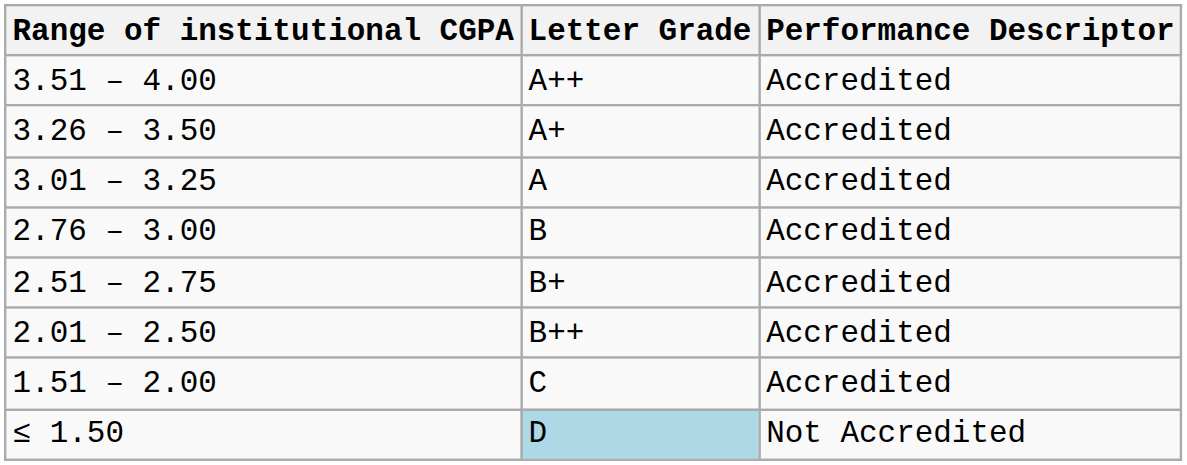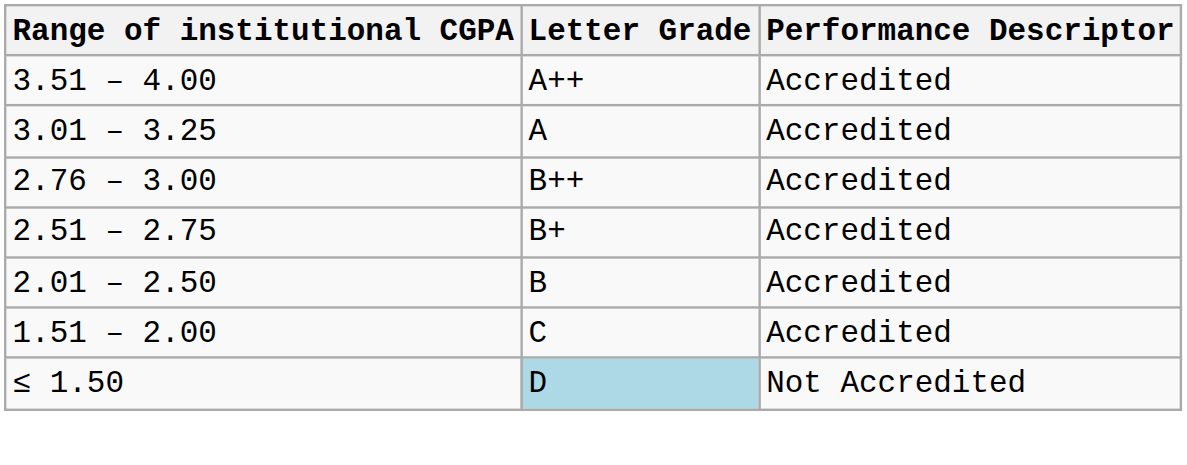- row: (115, 131)
(538, 232) B -> (556, 182) B++
(556, 333) B++ -> (538, 283) B
